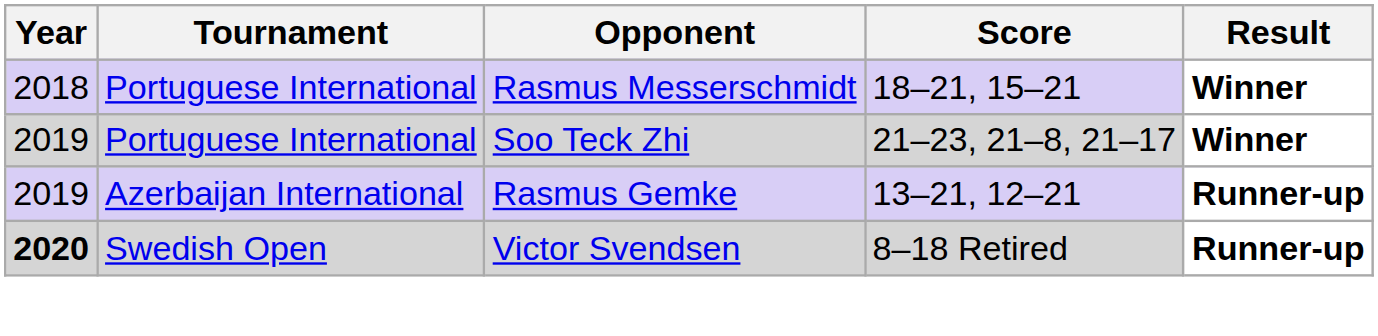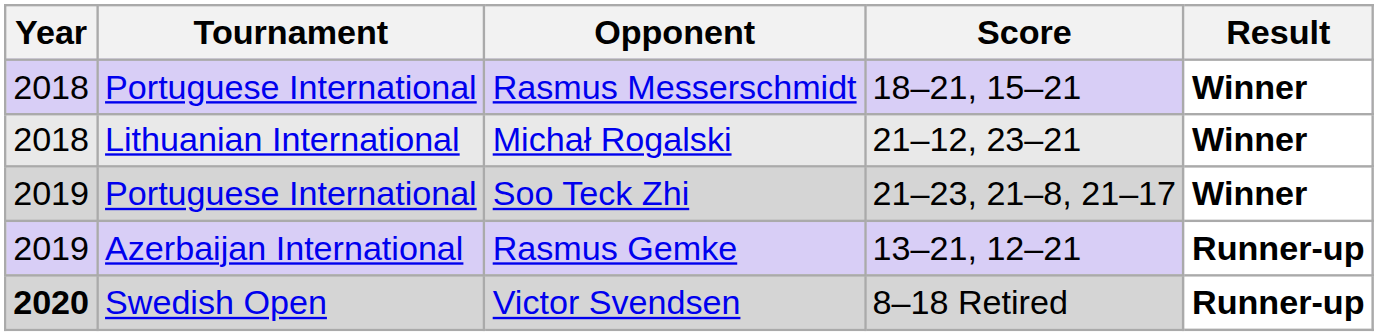+ row: (612, 140)
